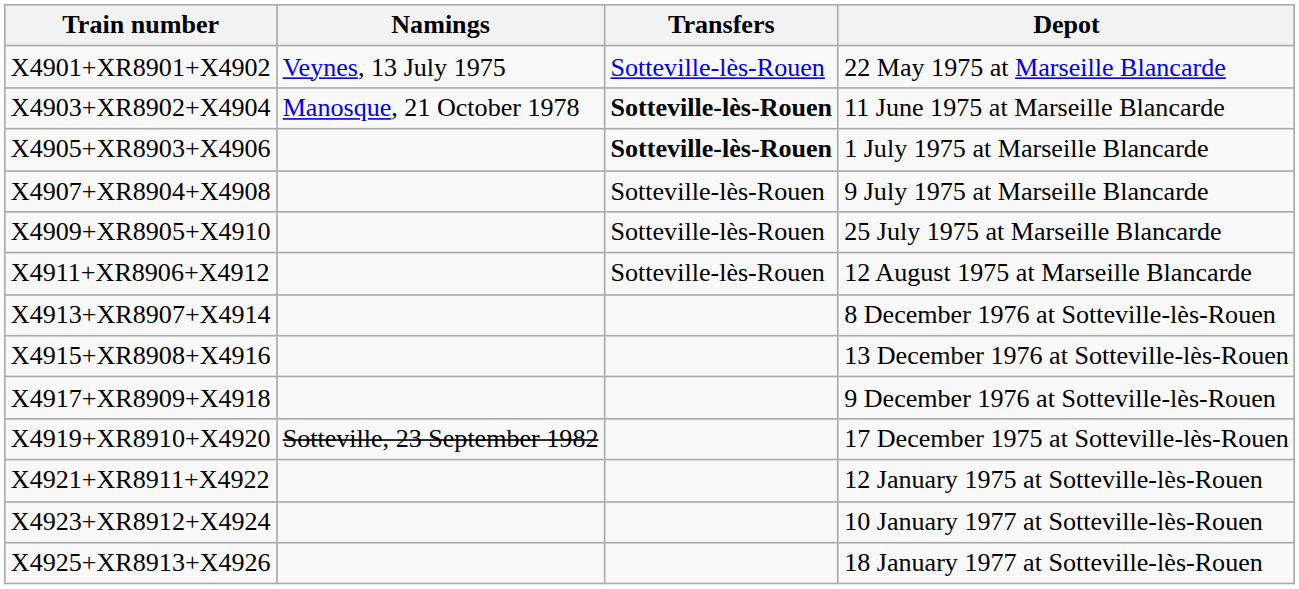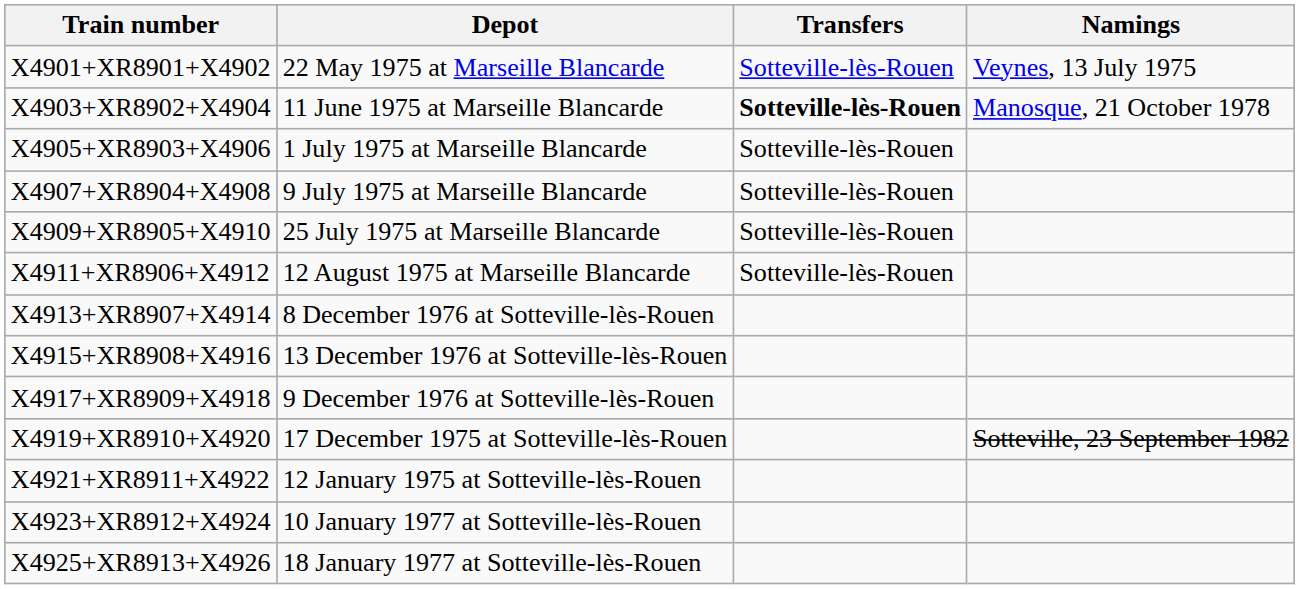columns swapped: (1066, 25) <-> (441, 25)
(721, 149) bold -> (847, 149) normal
